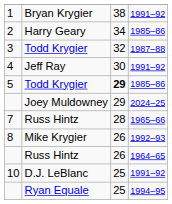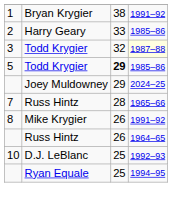(119, 31) 34 -> (119, 31) 33
(148, 49) no background -> (148, 49) lightyellow background
- row: (10, 66)
(148, 138) 1992–93 -> (148, 120) 1991–92
(148, 173) 1991–92 -> (148, 155) 1992–93
